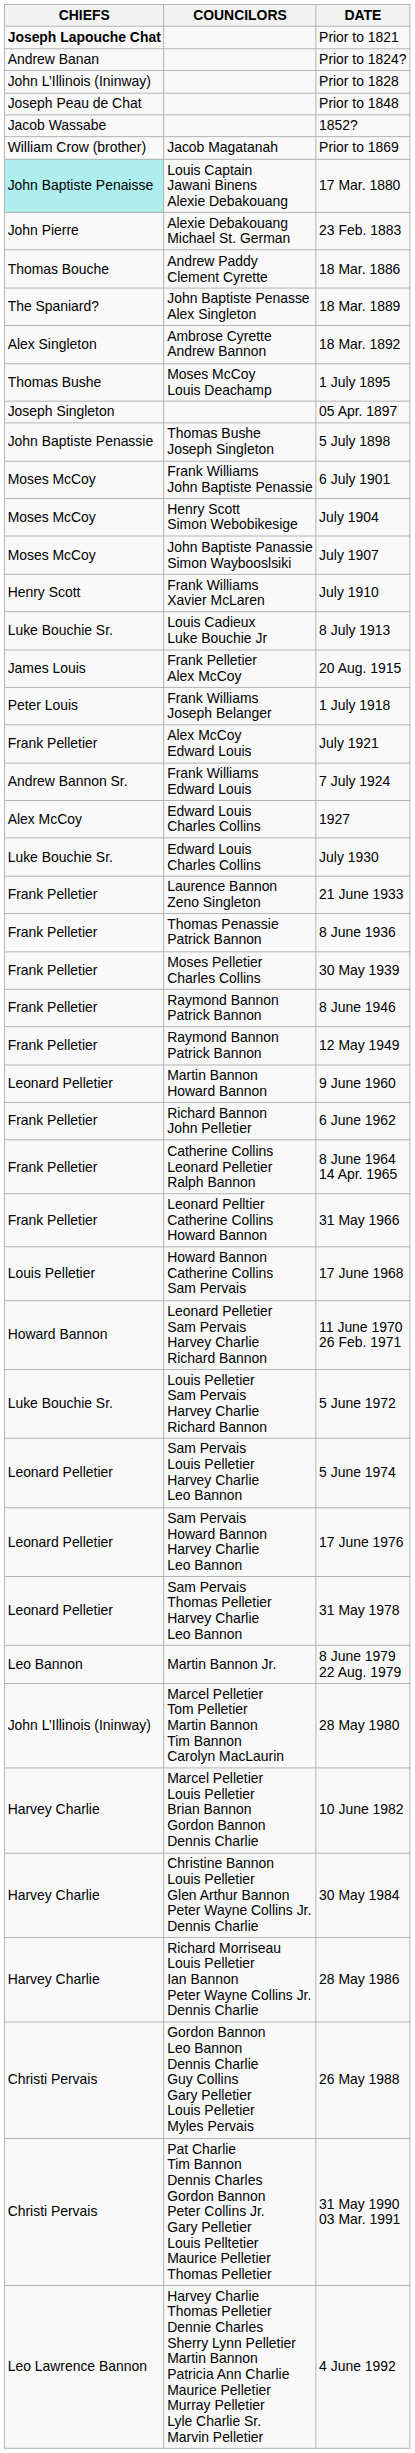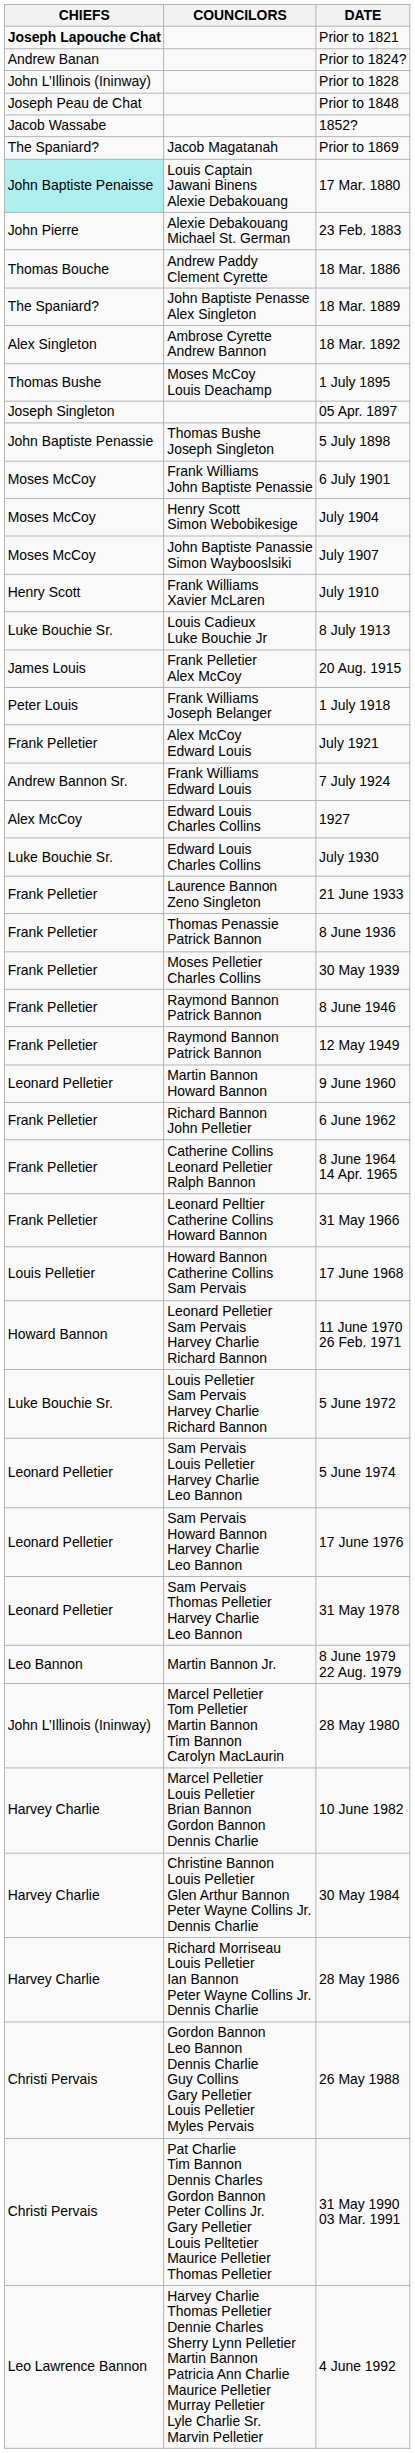(77, 147) William Crow (brother) -> (53, 147) The Spaniard?
